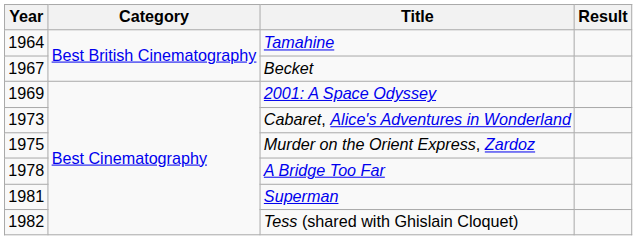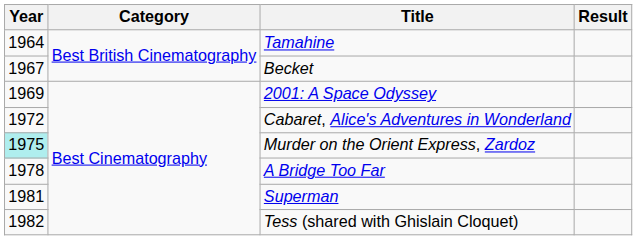(26, 119) 1973 -> (26, 119) 1972
(26, 145) no background -> (26, 145) paleturquoise background
